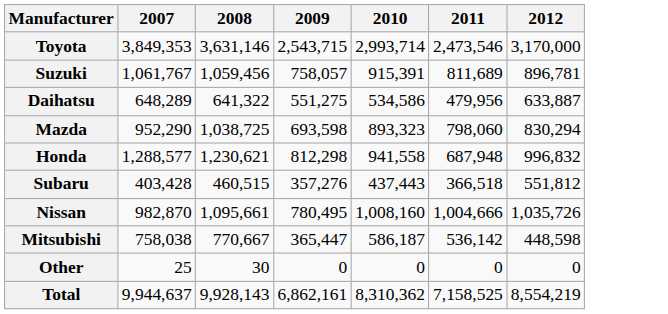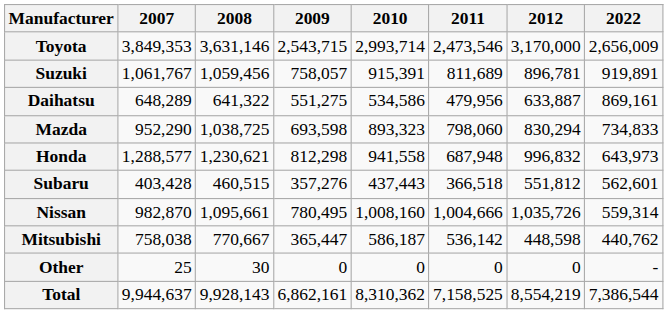+ column: (624, 18)
